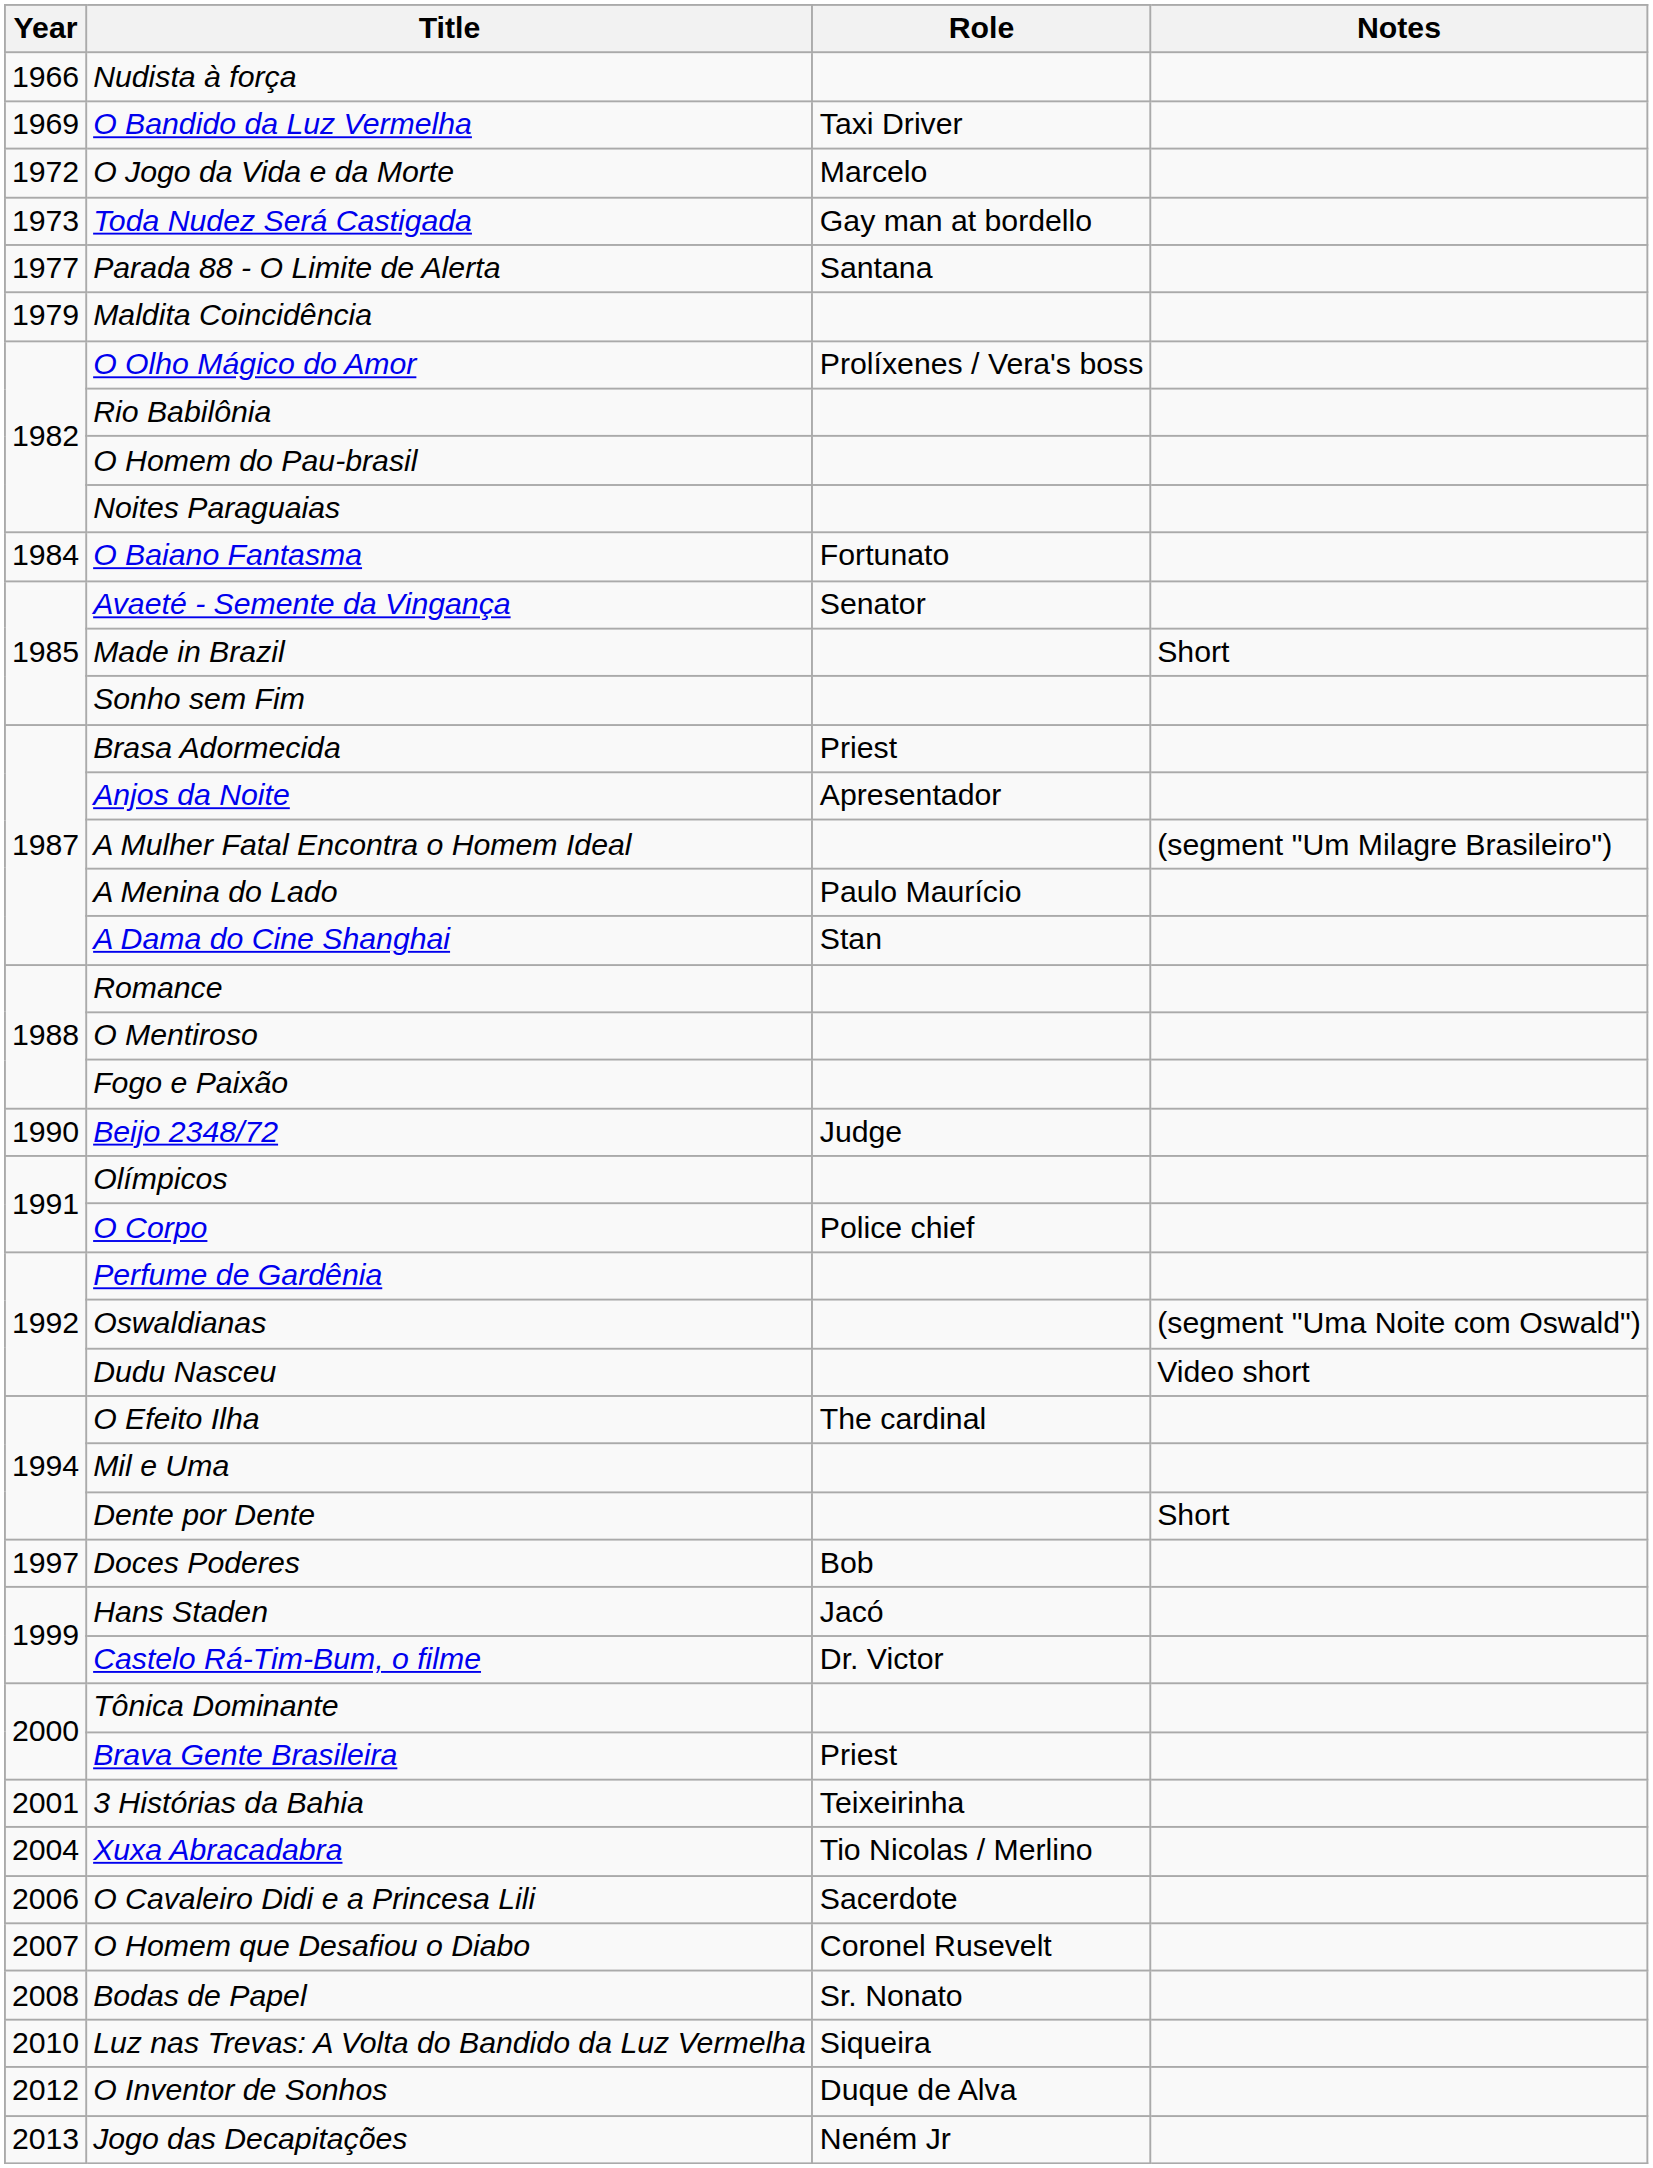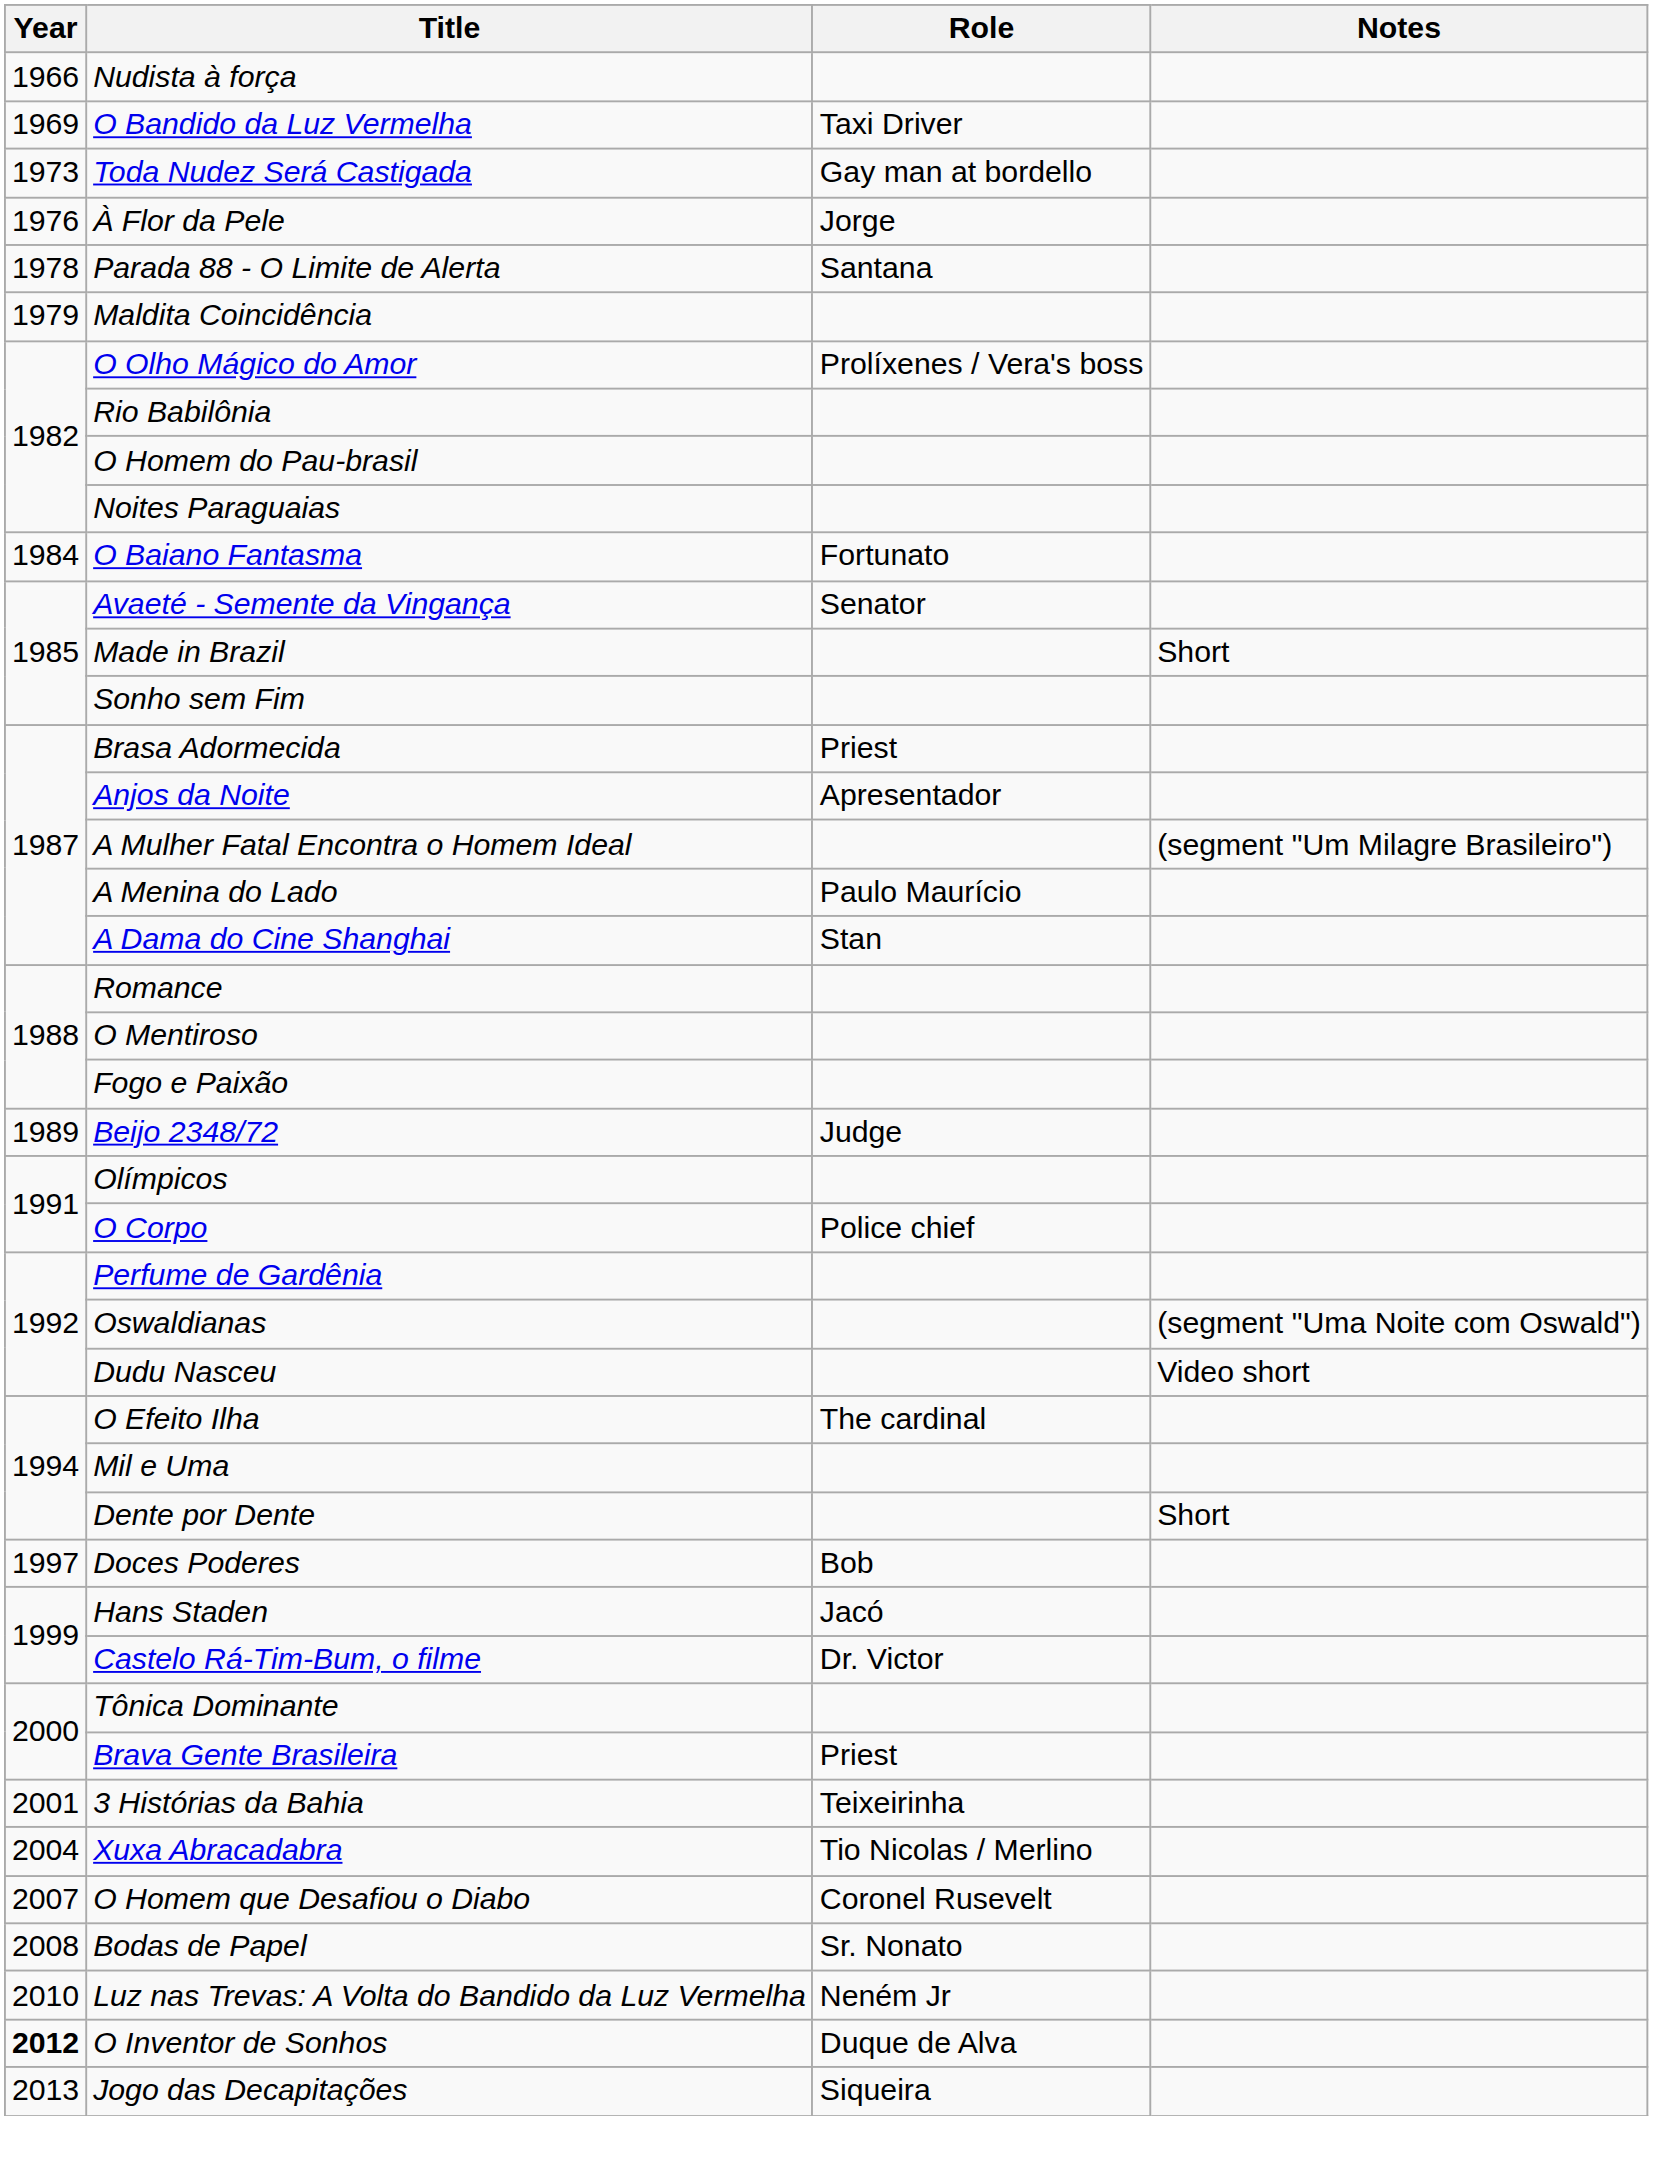- row: (274, 172)
+ row: (189, 220)
(46, 268) 1977 -> (46, 268) 1978
(46, 1131) 1990 -> (46, 1131) 1989
- row: (314, 1898)
(875, 2042) Siqueira -> (885, 1994) Neném Jr
(46, 2090) normal -> (46, 2042) bold
(885, 2138) Neném Jr -> (875, 2090) Siqueira
